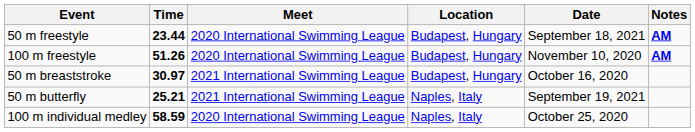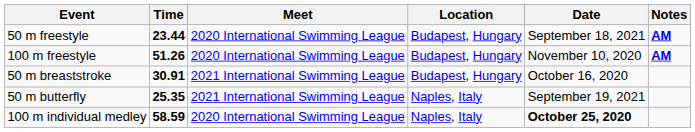(169, 76) 30.97 -> (169, 76) 30.91
(169, 96) 25.21 -> (169, 96) 25.35
(578, 117) normal -> (580, 117) bold
